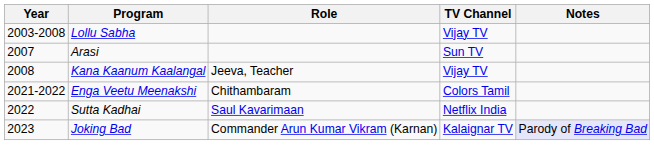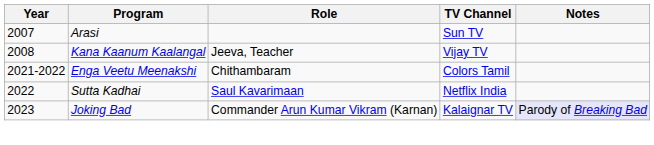- row: (103, 33)
